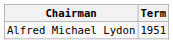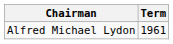(153, 30) 1951 -> (153, 30) 1961
